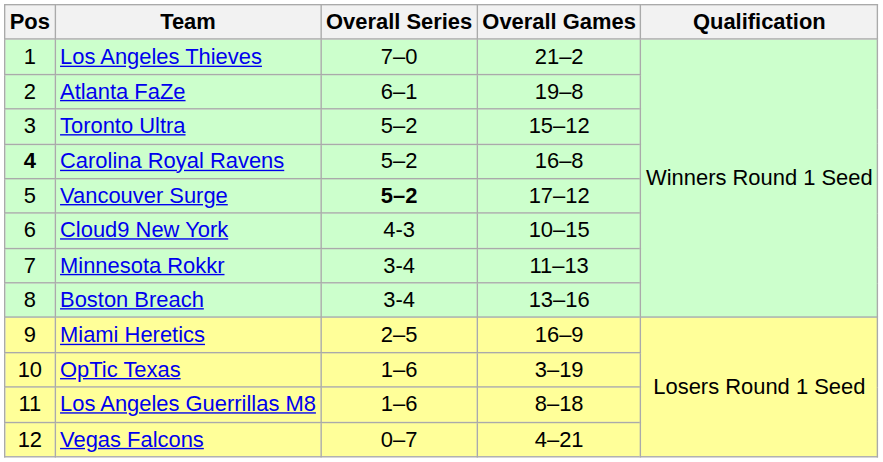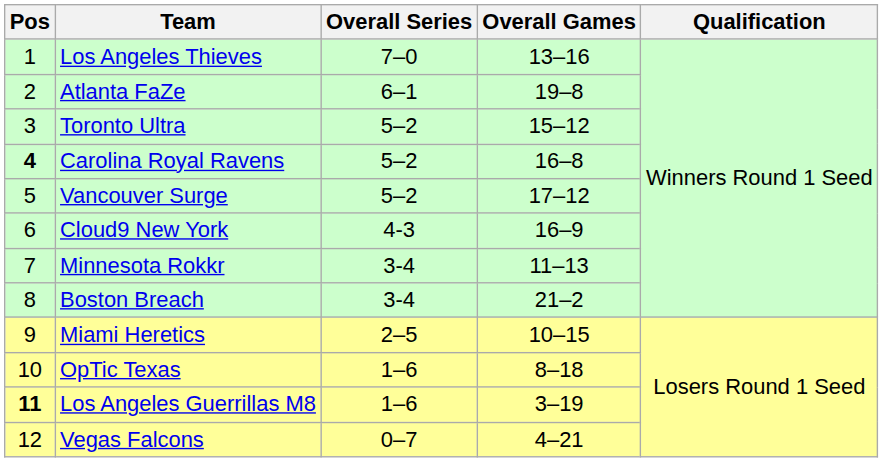(559, 56) 21–2 -> (559, 56) 13–16
(399, 195) bold -> (399, 195) normal
(559, 230) 10–15 -> (559, 230) 16–9
(559, 299) 13–16 -> (559, 299) 21–2
(559, 334) 16–9 -> (559, 334) 10–15
(559, 369) 3–19 -> (559, 369) 8–18
(30, 404) normal -> (30, 404) bold
(559, 404) 8–18 -> (559, 404) 3–19
